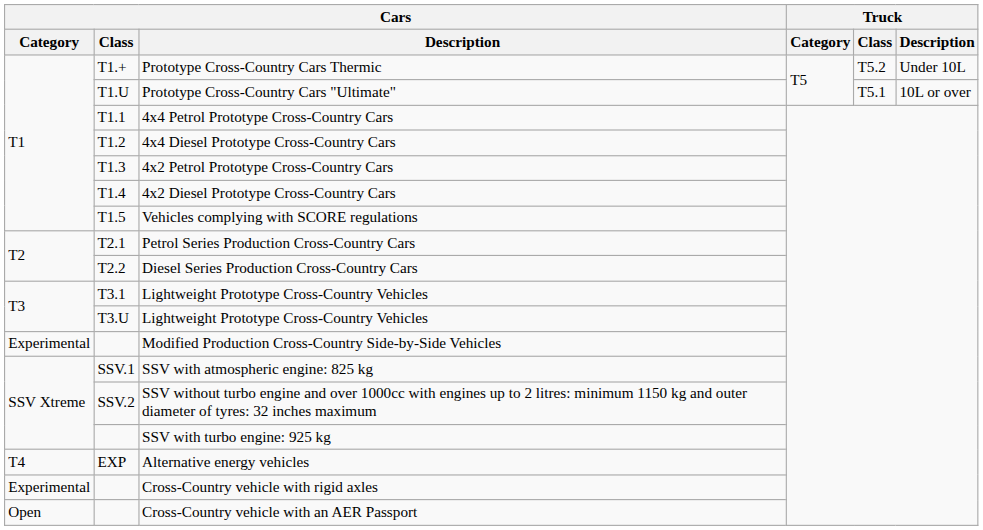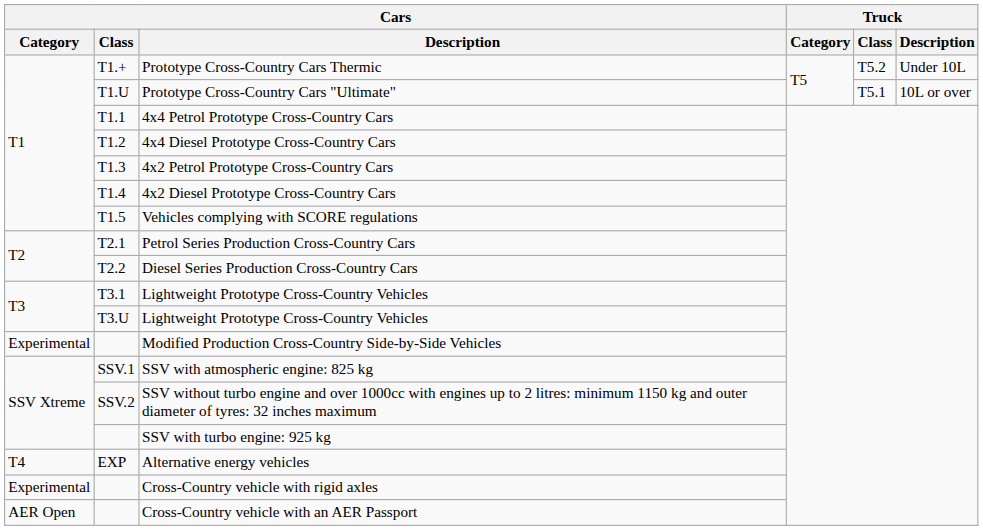(25, 512) Open -> (42, 512) AER Open
